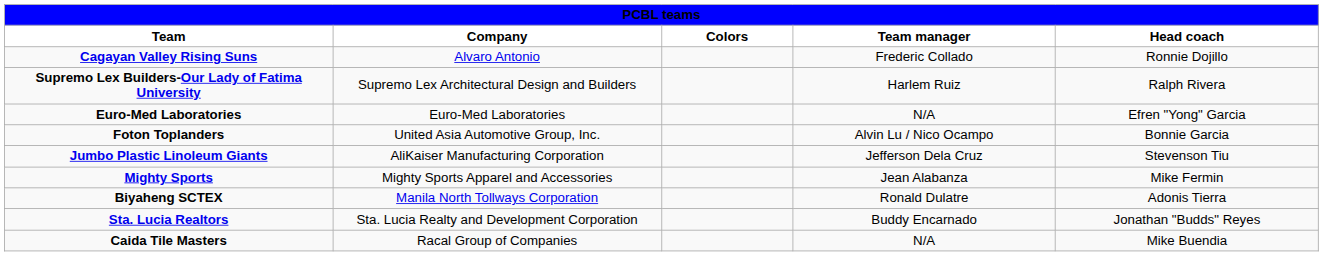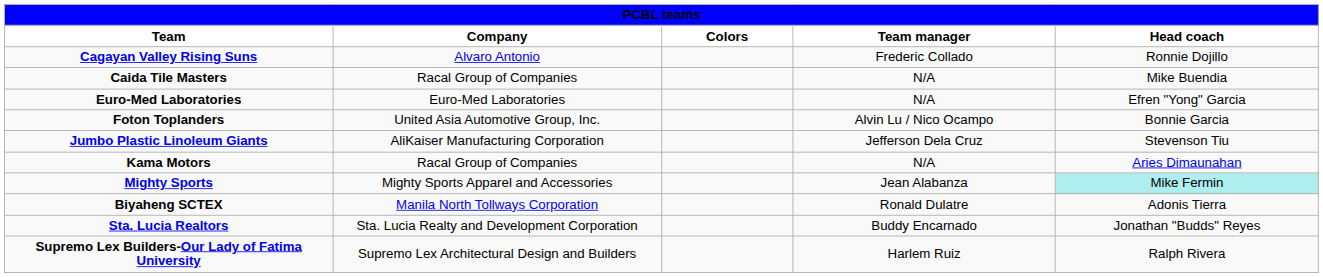rows swapped: (169, 240) <-> (169, 85)
+ row: (169, 162)
(1187, 177) no background -> (1187, 183) paleturquoise background
